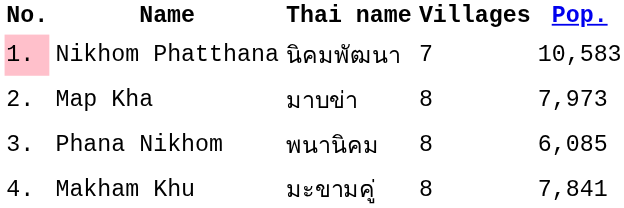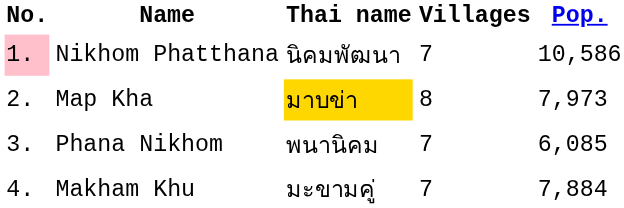(580, 55) 10,583 -> (580, 55) 10,586
(322, 102) no background -> (322, 102) gold background
(426, 145) 8 -> (426, 145) 7
(426, 189) 8 -> (426, 189) 7
(573, 189) 7,841 -> (573, 189) 7,884
